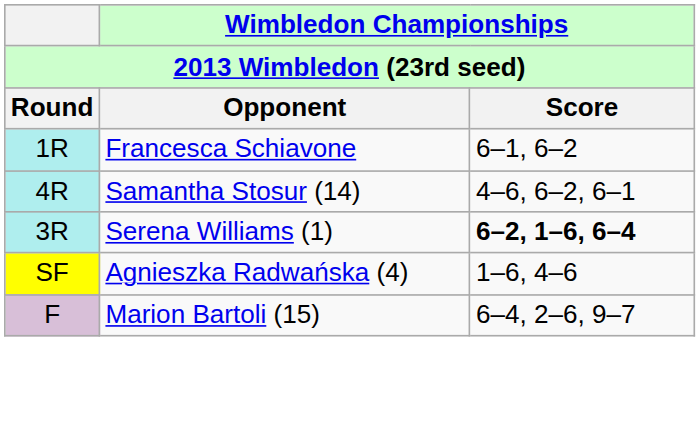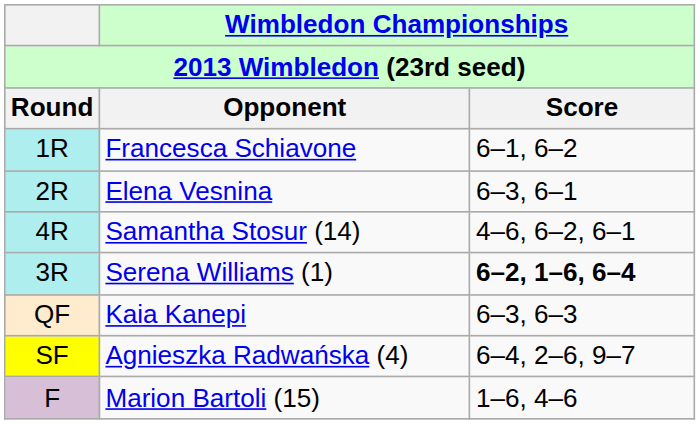+ row: (189, 190)
+ row: (176, 314)
(527, 273) 1–6, 4–6 -> (556, 356) 6–4, 2–6, 9–7
(556, 314) 6–4, 2–6, 9–7 -> (527, 397) 1–6, 4–6
